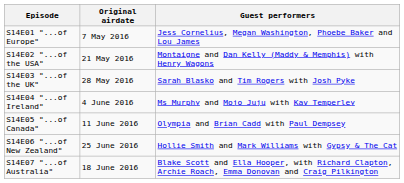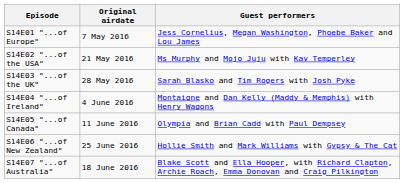(266, 59) Montaigne and Dan Kelly (Maddy & Memphis) with Henry Wagons -> (256, 59) Ms Murphy and Mojo Juju with Kav Temperley
(256, 102) Ms Murphy and Mojo Juju with Kav Temperley -> (266, 102) Montaigne and Dan Kelly (Maddy & Memphis) with Henry Wagons
